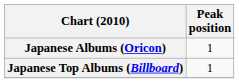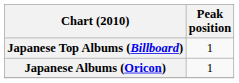rows swapped: (95, 48) <-> (95, 68)
